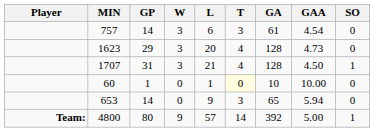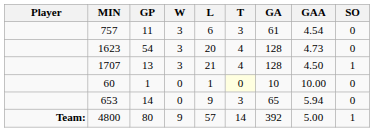(147, 30) 14 -> (147, 30) 11
(147, 48) 29 -> (147, 48) 54
(147, 65) 31 -> (147, 65) 13
